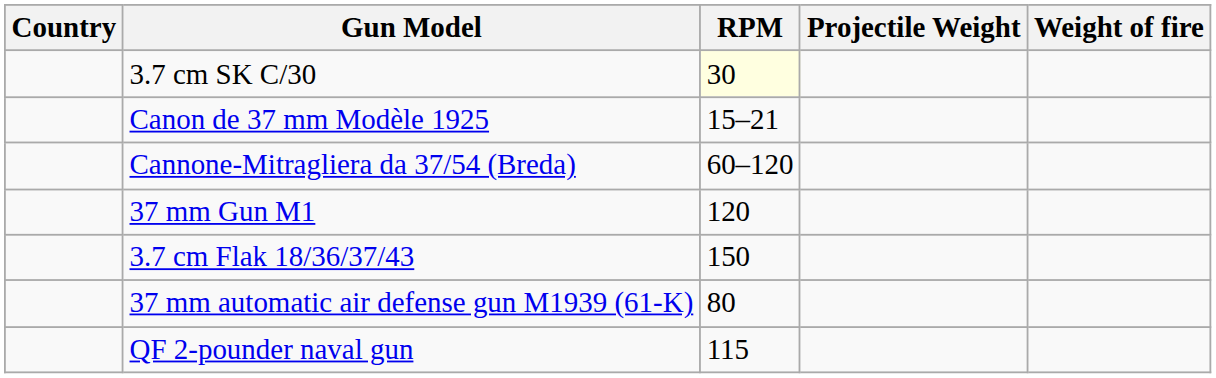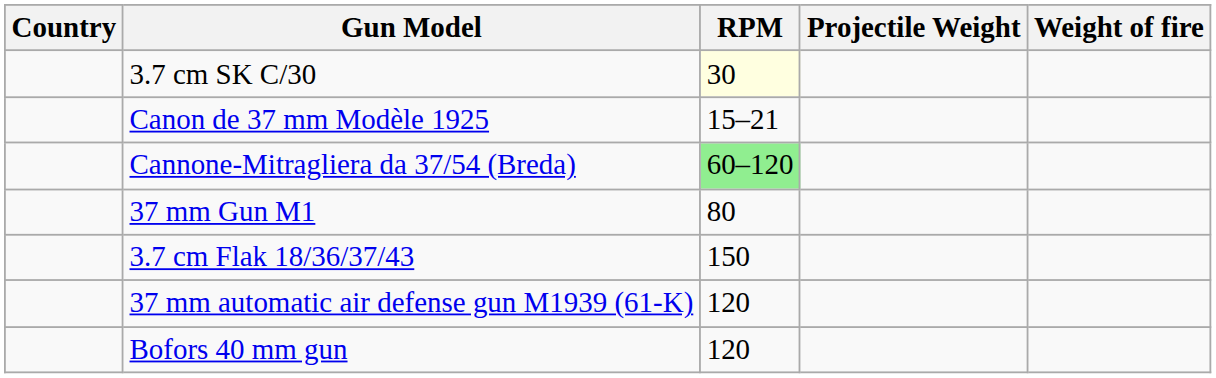(750, 165) no background -> (750, 165) lightgreen background
(728, 211) 120 -> (721, 211) 80
(721, 303) 80 -> (728, 303) 120
- row: (271, 348)
+ row: (239, 348)
